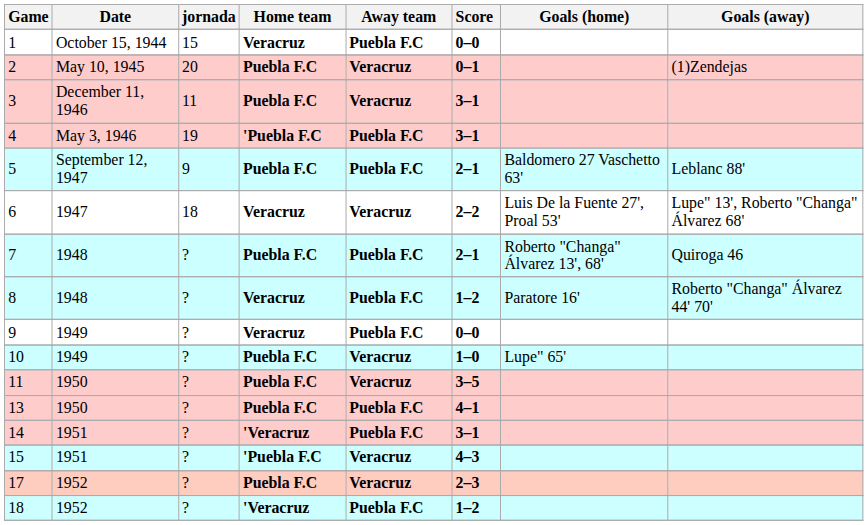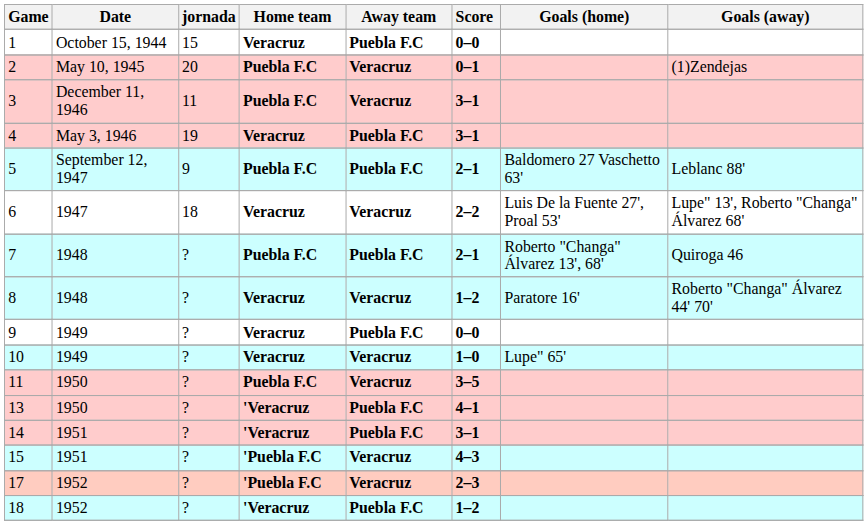(282, 135) 'Puebla F.C -> (274, 135) Veracruz
(386, 298) Puebla F.C -> (380, 298) Veracruz
(280, 357) Puebla F.C -> (274, 357) Veracruz
(280, 407) Puebla F.C -> (276, 407) 'Veracruz
(280, 482) Puebla F.C -> (282, 482) 'Puebla F.C
